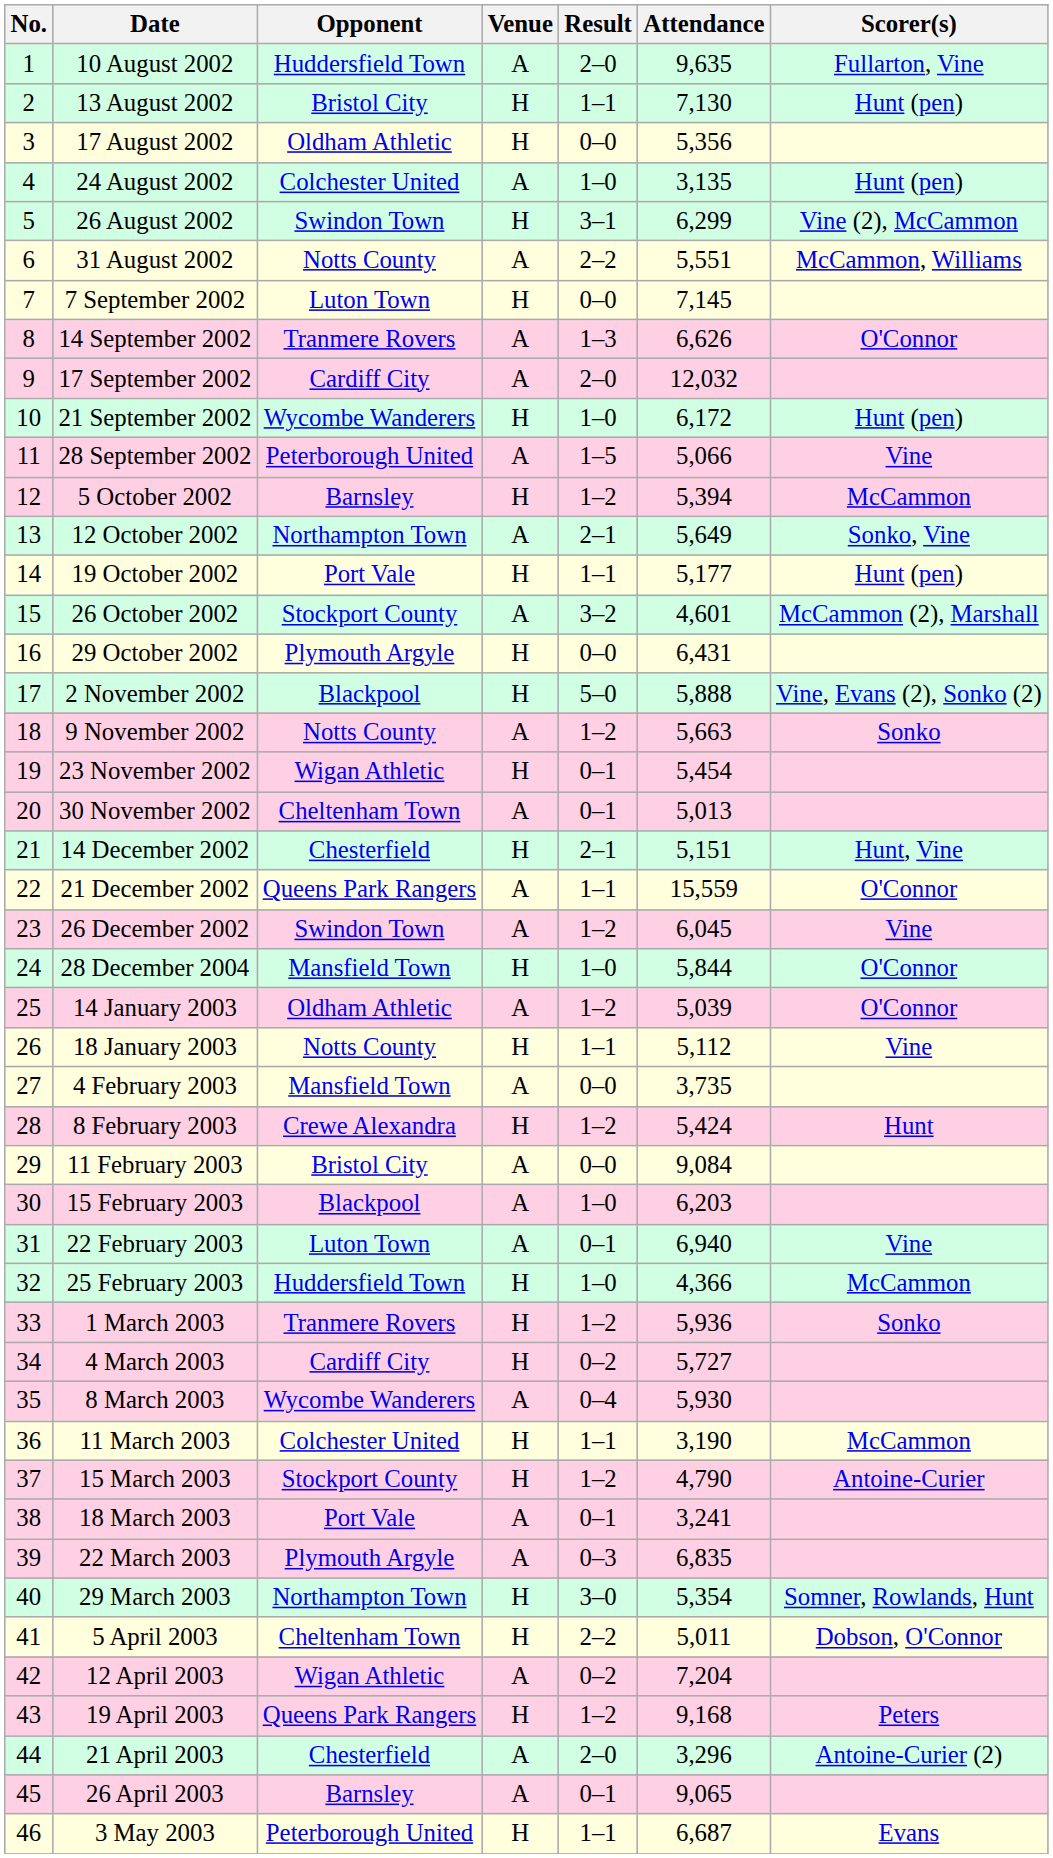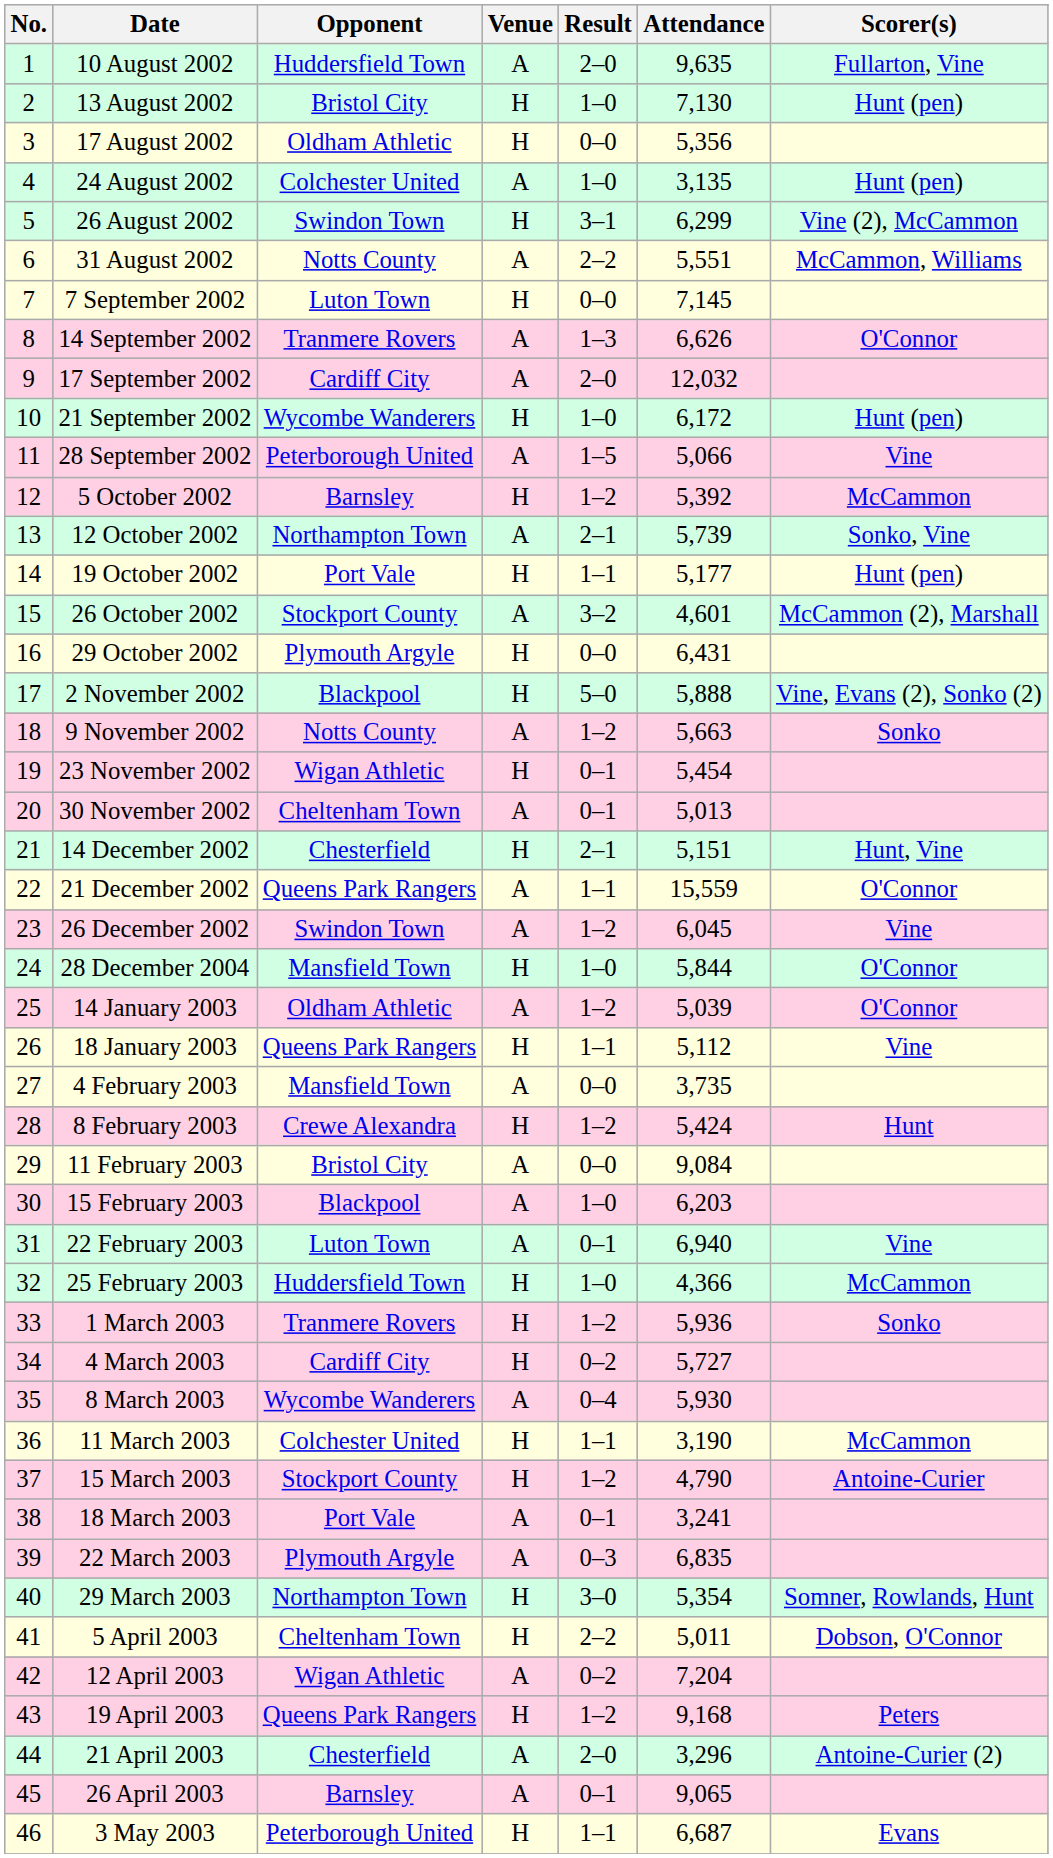(598, 102) 1–1 -> (598, 102) 1–0
(704, 496) 5,394 -> (704, 496) 5,392
(704, 535) 5,649 -> (704, 535) 5,739
(369, 1046) Notts County -> (369, 1046) Queens Park Rangers
